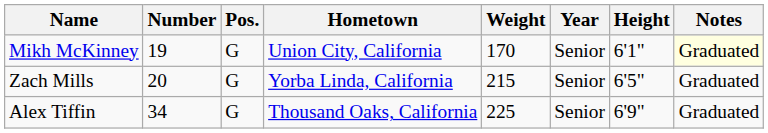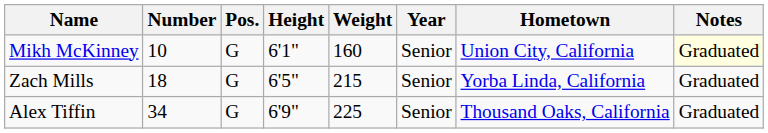columns swapped: (642, 19) <-> (373, 19)
(157, 50) 19 -> (157, 50) 10
(501, 50) 170 -> (348, 50) 160
(157, 81) 20 -> (157, 81) 18
